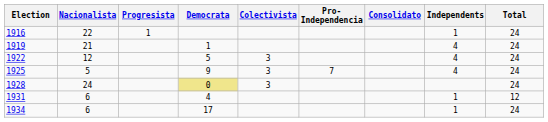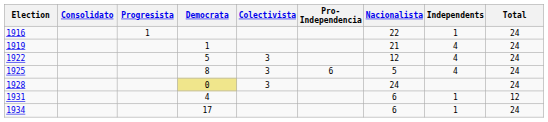columns swapped: (88, 15) <-> (395, 15)
(208, 72) 9 -> (207, 72) 8
(332, 72) 7 -> (331, 72) 6
